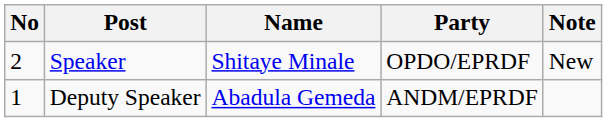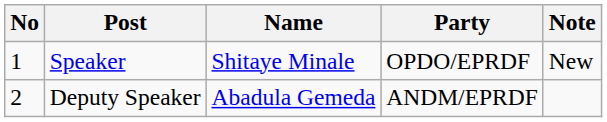(16, 60) 2 -> (16, 60) 1
(16, 97) 1 -> (16, 97) 2
